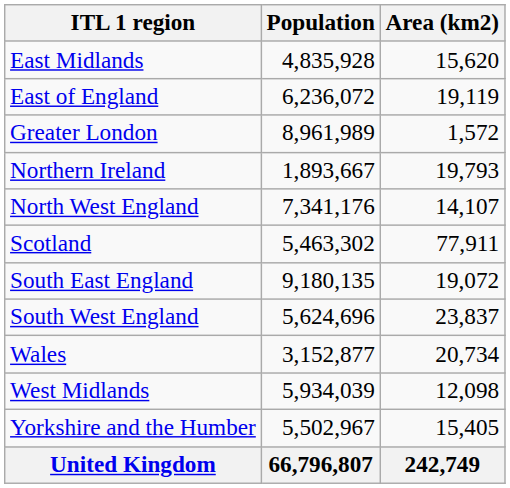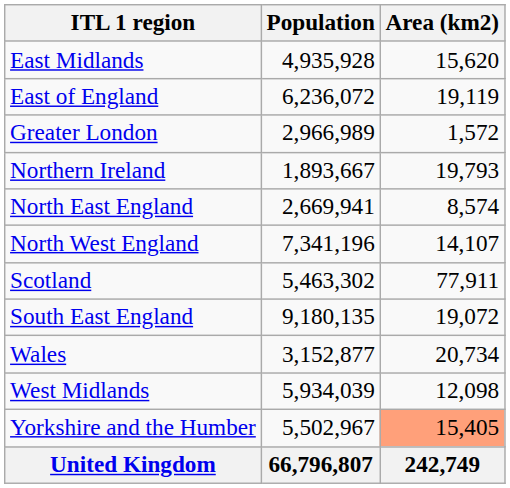(328, 59) 4,835,928 -> (328, 59) 4,935,928
(328, 133) 8,961,989 -> (328, 133) 2,966,989
+ row: (102, 206)
(328, 206) 7,341,176 -> (328, 243) 7,341,196
- row: (104, 317)
(467, 427) no background -> (467, 427) lightsalmon background
